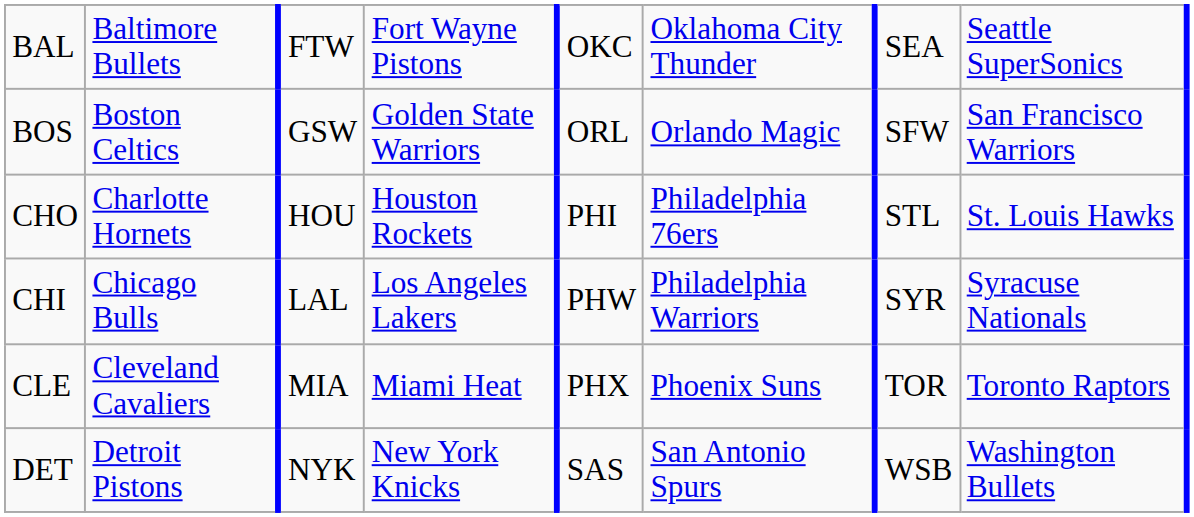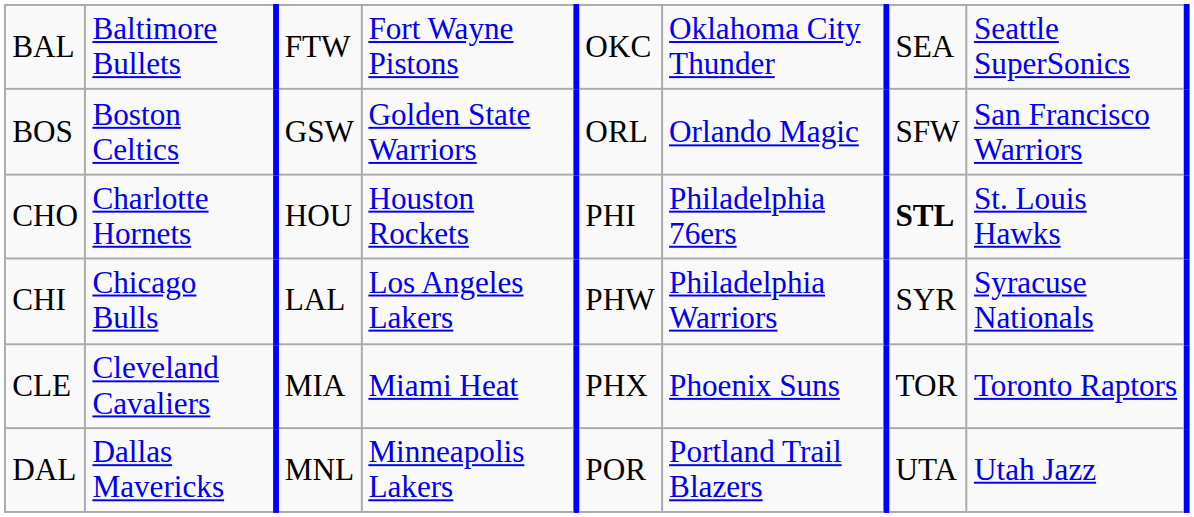(912, 215) normal -> (925, 215) bold
+ row: (44, 469)
- row: (42, 469)
